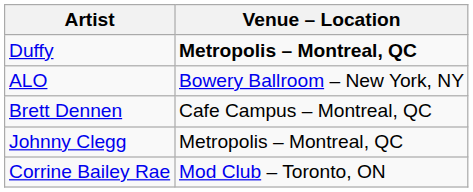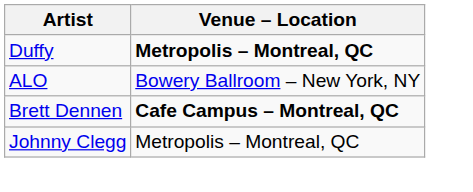(305, 111) normal -> (267, 111) bold
- row: (90, 171)
